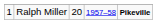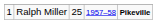(77, 12) 20 -> (77, 12) 25
